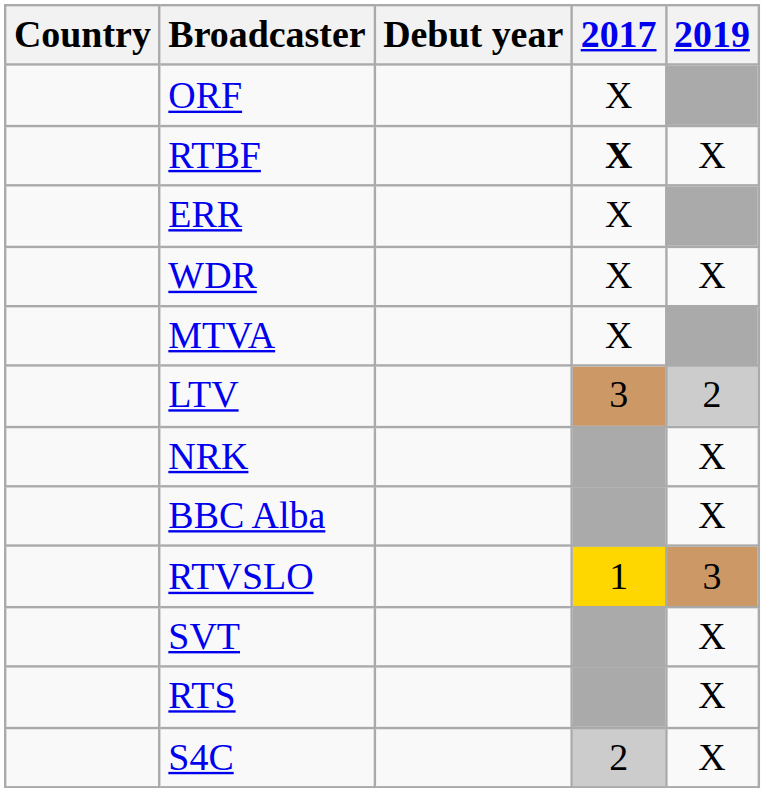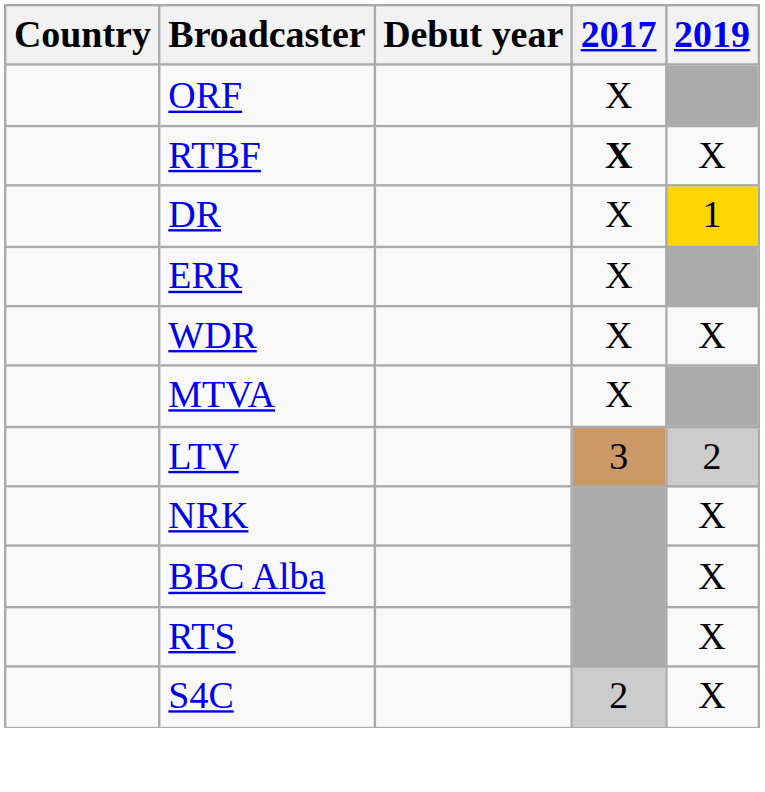+ row: (195, 214)
- row: (241, 575)
- row: (204, 635)
